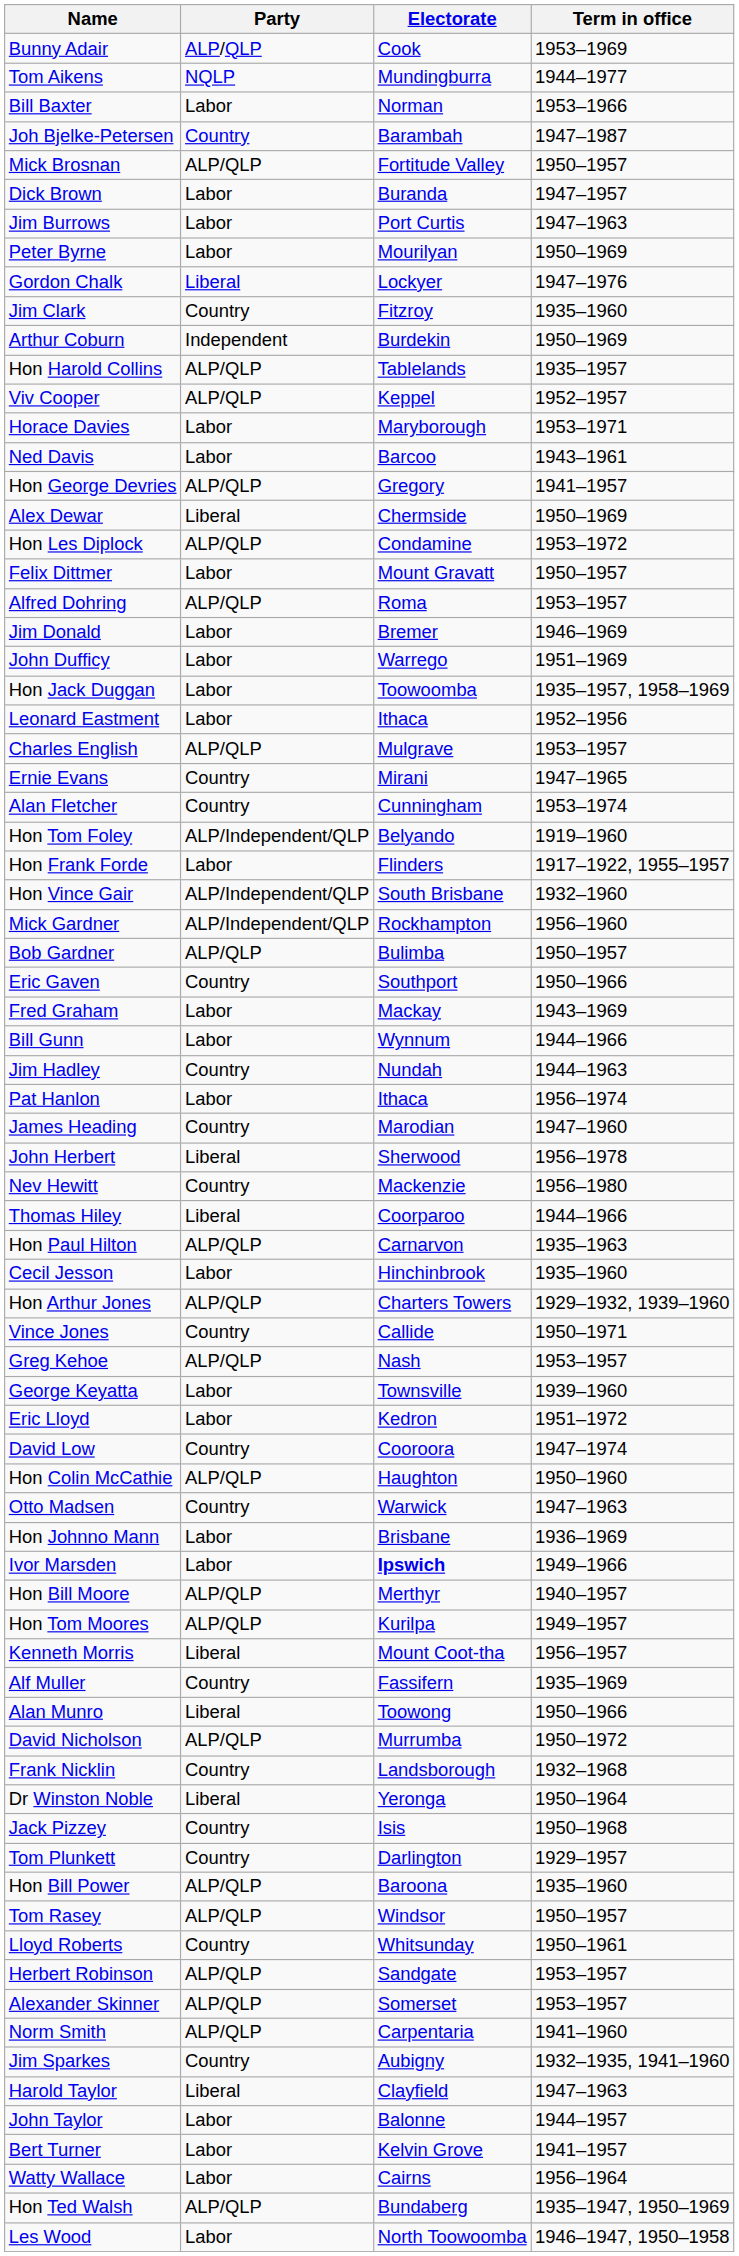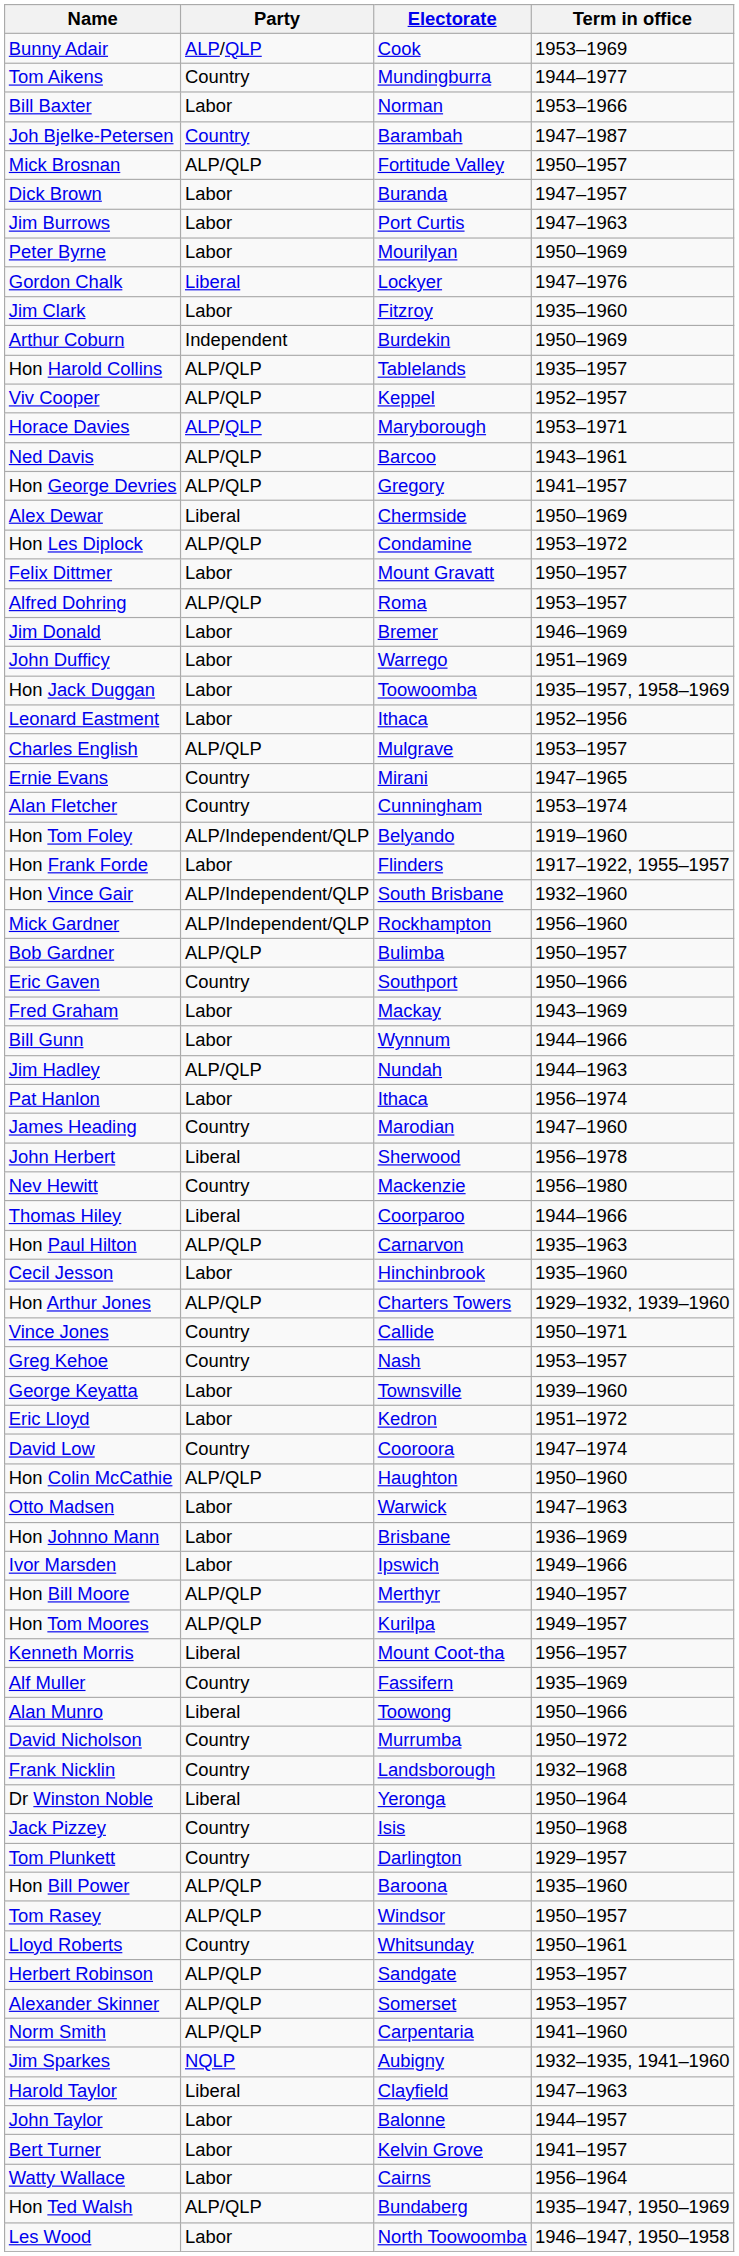(210, 77) NQLP -> (217, 77) Country
(217, 310) Country -> (209, 310) Labor
(209, 427) Labor -> (223, 427) ALP/QLP
(209, 456) Labor -> (223, 456) ALP/QLP
(217, 1069) Country -> (223, 1069) ALP/QLP
(223, 1361) ALP/QLP -> (217, 1361) Country
(217, 1507) Country -> (209, 1507) Labor
(411, 1565) bold -> (408, 1565) normal
(223, 1740) ALP/QLP -> (217, 1740) Country
(217, 2061) Country -> (210, 2061) NQLP
